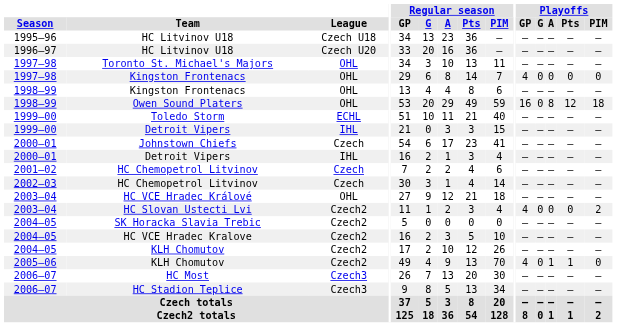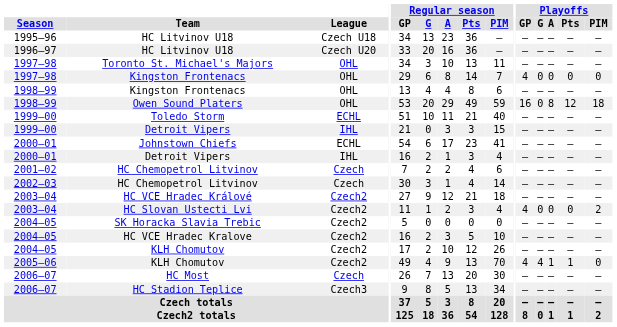(349, 143) Czech -> (349, 143) ECHL
(349, 196) OHL -> (349, 196) Czech2
(540, 263) 0 -> (540, 263) 4
(349, 276) Czech3 -> (349, 276) Czech
